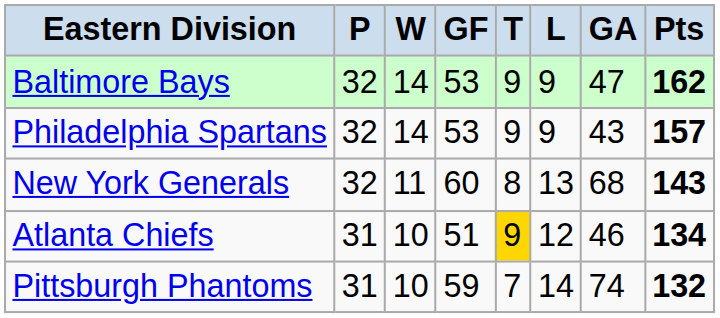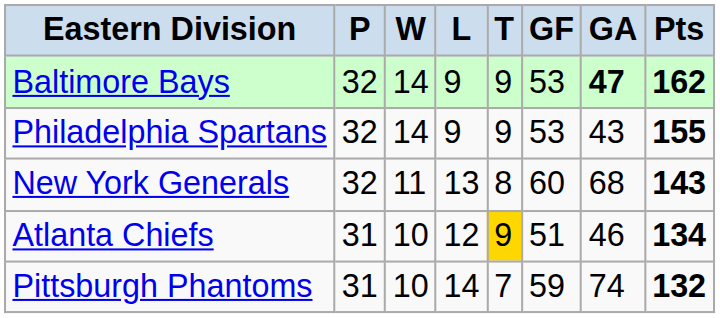columns swapped: (556, 30) <-> (466, 30)
(607, 81) normal -> (607, 81) bold
(679, 132) 157 -> (679, 132) 155
